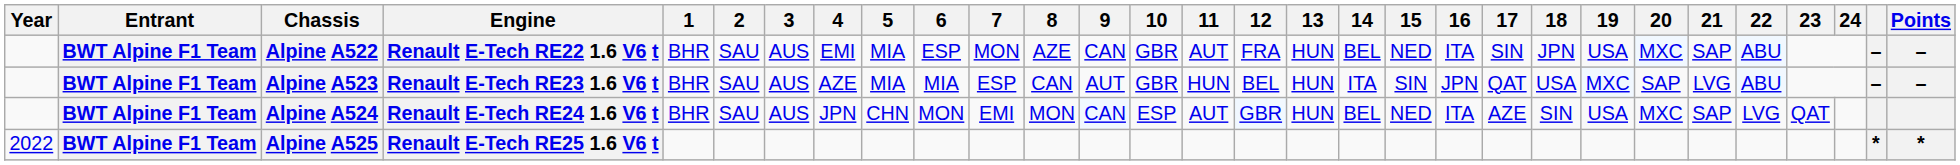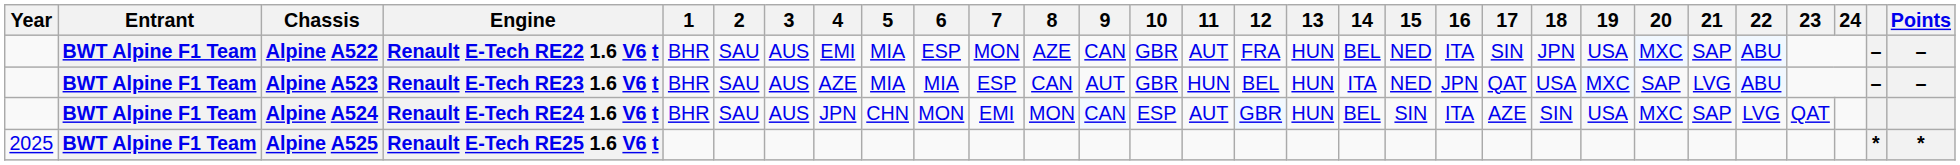(1411, 82) SIN -> (1411, 82) NED
(1411, 113) NED -> (1411, 113) SIN
(31, 144) 2022 -> (31, 144) 2025
